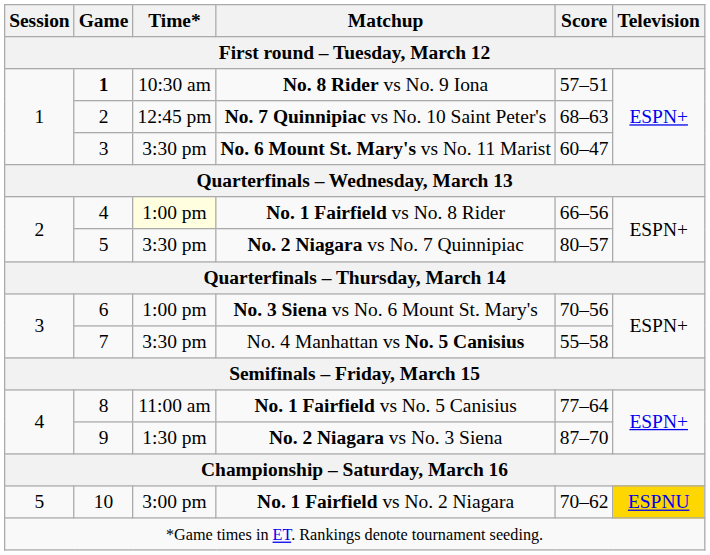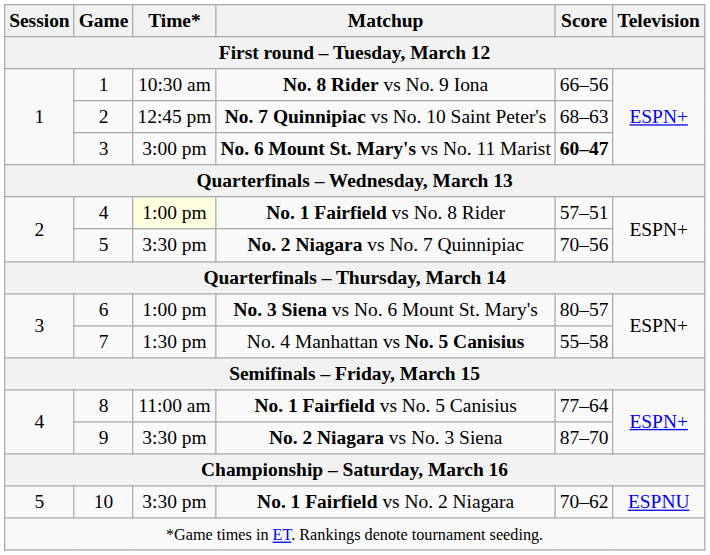(104, 84) bold -> (104, 84) normal
(584, 84) 57–51 -> (584, 84) 66–56
(174, 149) 3:30 pm -> (174, 149) 3:00 pm
(584, 149) normal -> (584, 149) bold
(584, 213) 66–56 -> (584, 213) 57–51
(584, 245) 80–57 -> (584, 245) 70–56
(584, 309) 70–56 -> (584, 309) 80–57
(174, 341) 3:30 pm -> (174, 341) 1:30 pm
(174, 437) 1:30 pm -> (174, 437) 3:30 pm
(174, 501) 3:00 pm -> (174, 501) 3:30 pm
(659, 501) gold background -> (659, 501) no background
